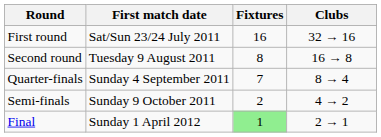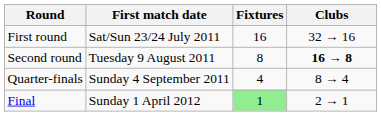(332, 57) normal -> (332, 57) bold
(260, 79) 7 -> (260, 79) 4
- row: (38, 100)
